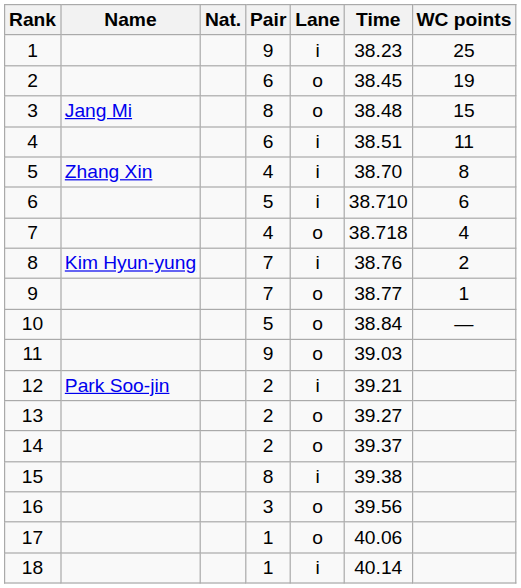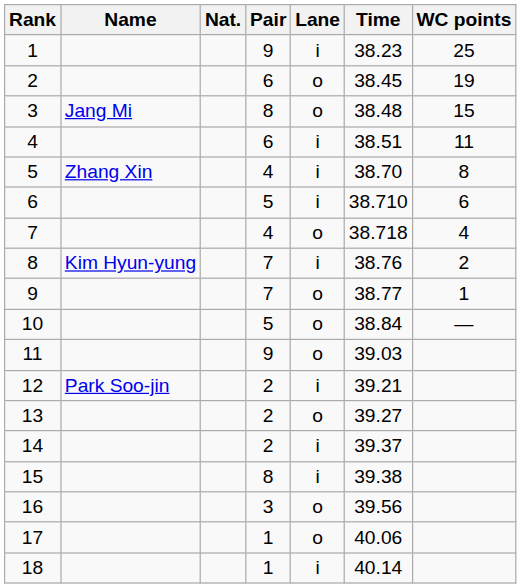(318, 446) o -> (318, 446) i
